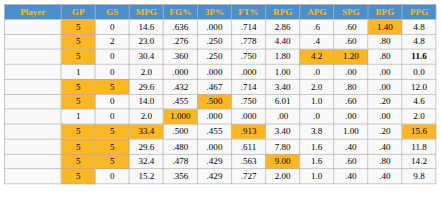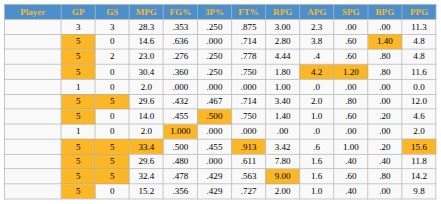+ row: (112, 27)
(283, 27) 2.86 -> (283, 42) 2.80
(317, 27) .6 -> (317, 42) 3.8
(283, 42) 4.40 -> (283, 57) 4.44
(419, 57) bold -> (419, 72) normal
(283, 102) 6.01 -> (283, 117) 1.40
(283, 132) 3.40 -> (283, 147) 3.42
(317, 132) 3.8 -> (317, 147) .6
(385, 176) .40 -> (385, 191) .00
